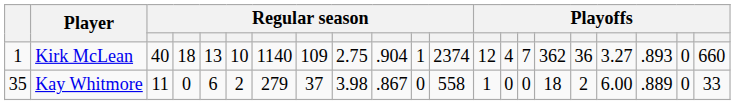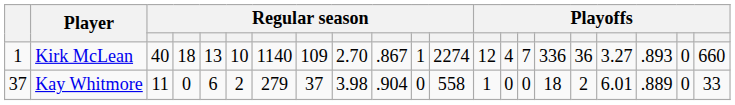(352, 55) 2.75 -> (352, 55) 2.70
(392, 55) .904 -> (392, 55) .867
(451, 55) 2374 -> (451, 55) 2274
(553, 55) 362 -> (553, 55) 336
(18, 84) 35 -> (18, 84) 37
(392, 84) .867 -> (392, 84) .904
(617, 84) 6.00 -> (617, 84) 6.01
